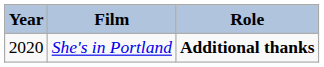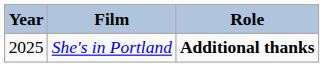(26, 47) 2020 -> (26, 47) 2025
